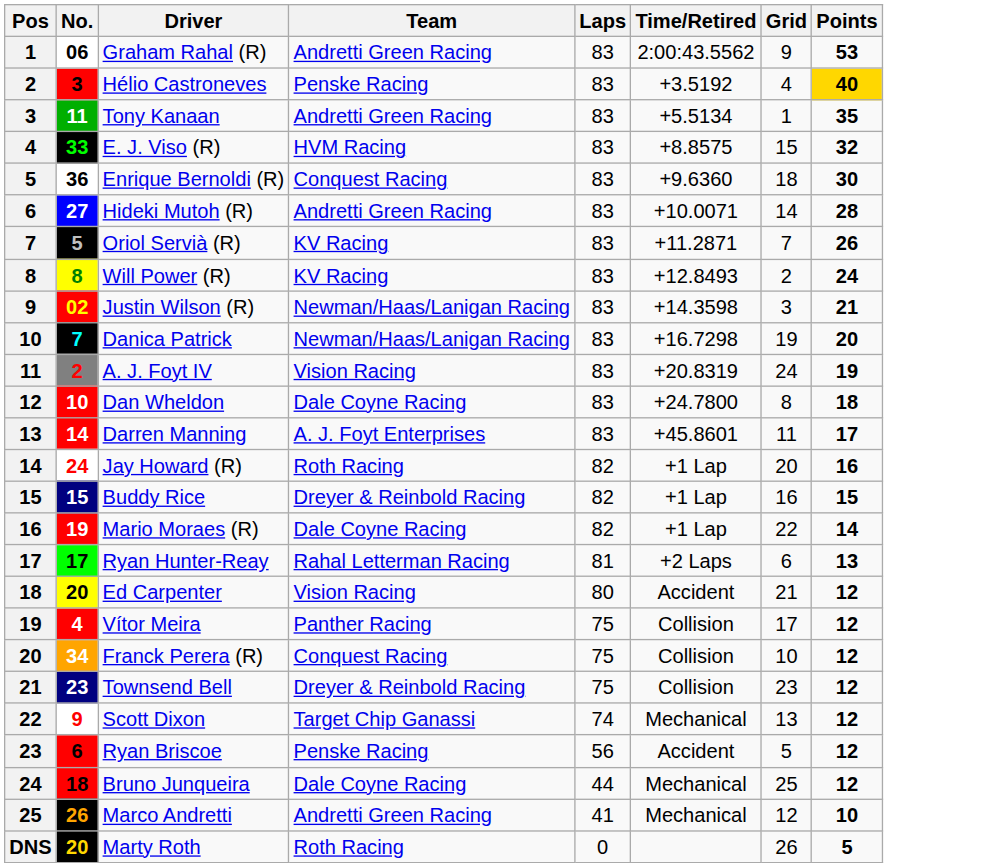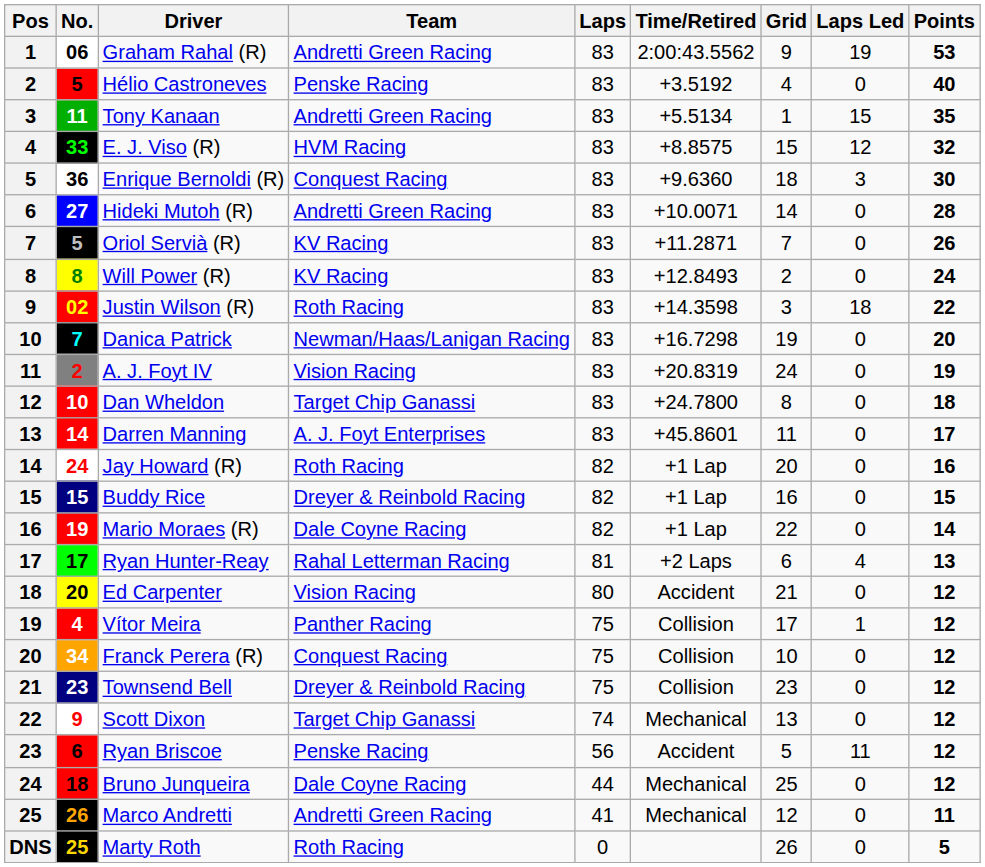+ column: (860, 21)
(77, 84) 3 -> (77, 84) 5
(847, 84) gold background -> (944, 84) no background
(432, 307) Newman/Haas/Lanigan Racing -> (349, 307) Roth Racing
(847, 307) 21 -> (944, 307) 22
(380, 402) Dale Coyne Racing -> (384, 402) Target Chip Ganassi
(847, 815) 10 -> (944, 815) 11
(77, 847) 20 -> (77, 847) 25
